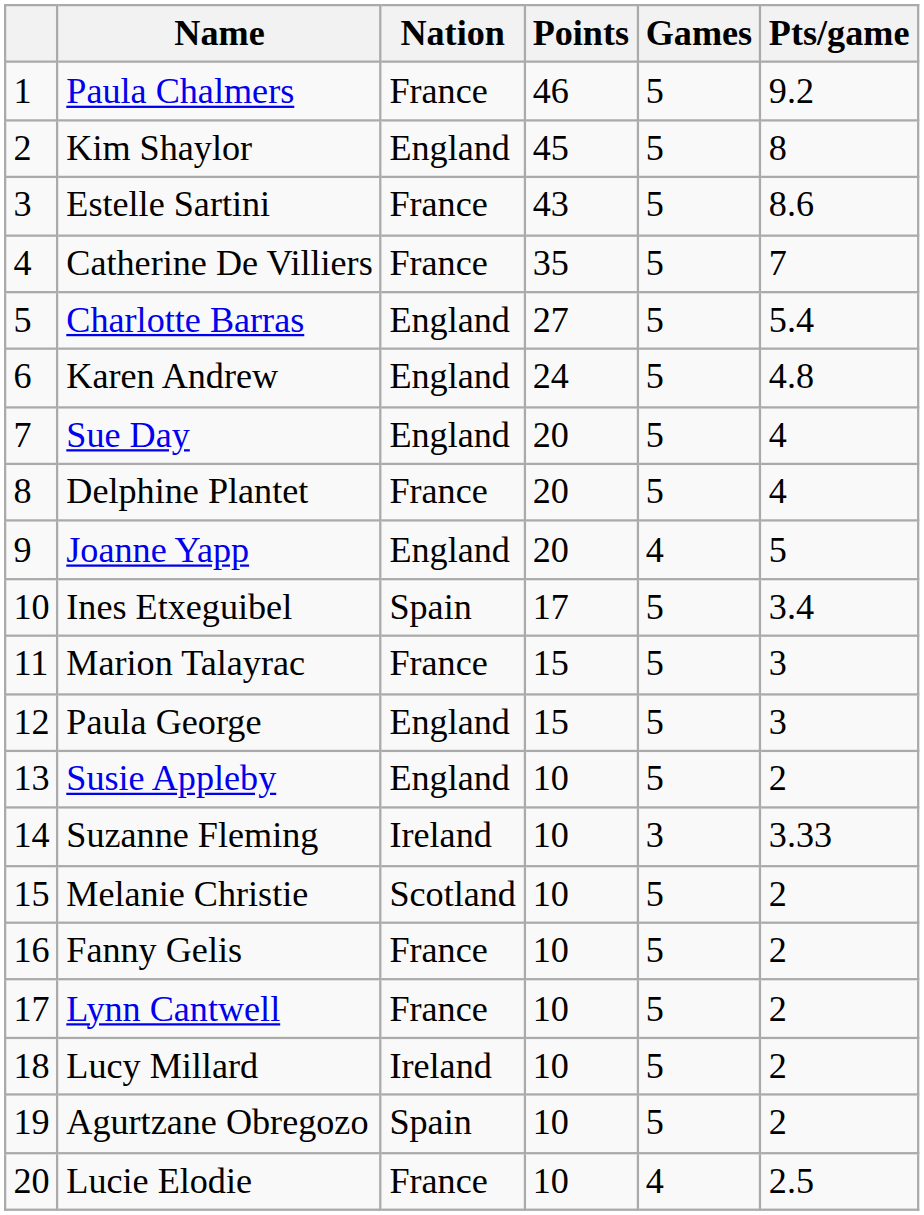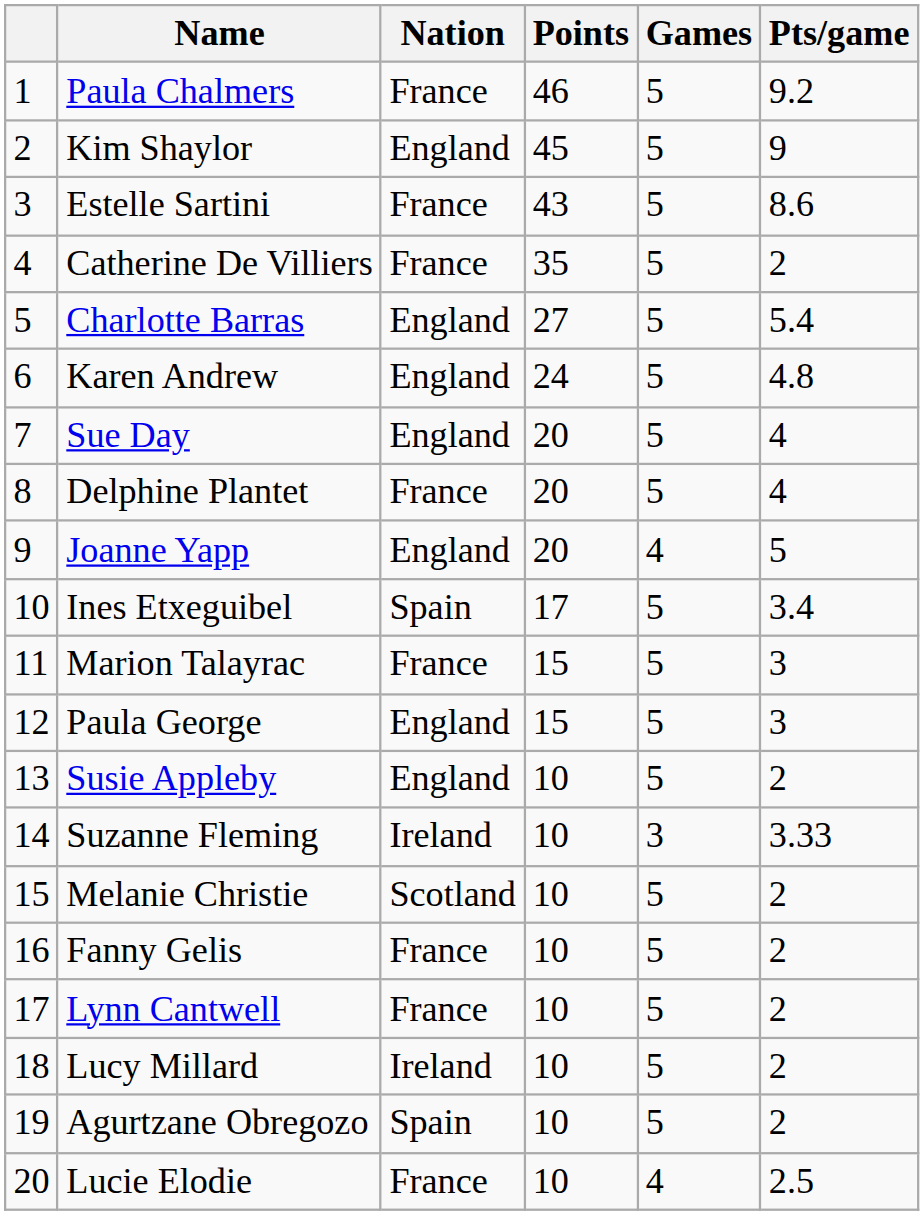(778, 147) 8 -> (778, 147) 9
(778, 262) 7 -> (778, 262) 2
